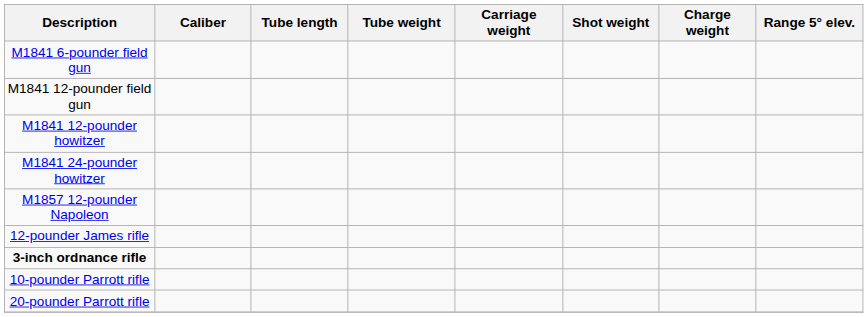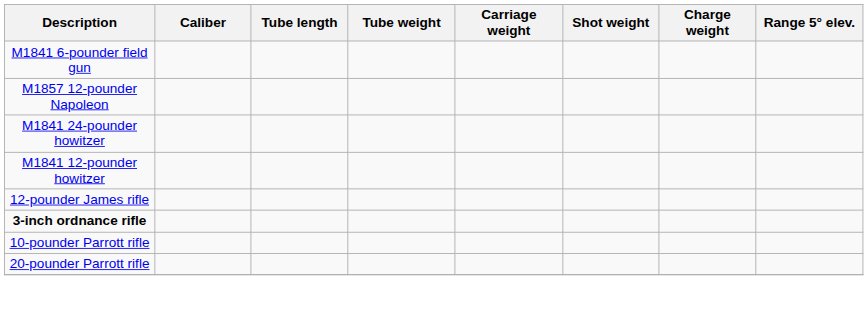- row: (80, 96)
rows swapped: (80, 133) <-> (80, 207)
